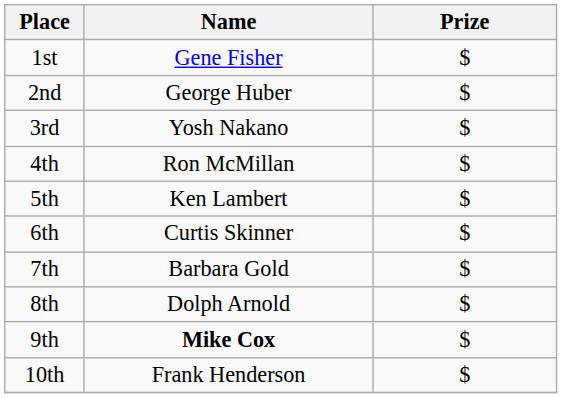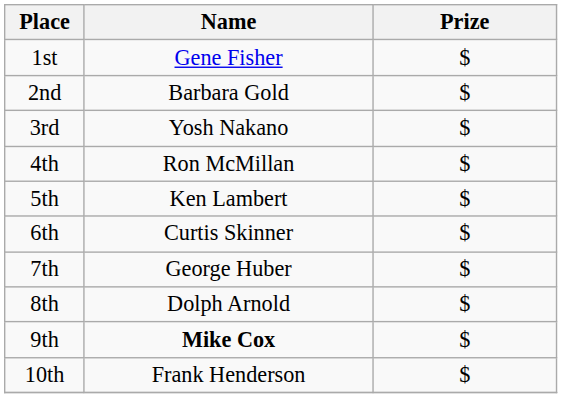(229, 92) George Huber -> (229, 92) Barbara Gold
(229, 269) Barbara Gold -> (229, 269) George Huber
